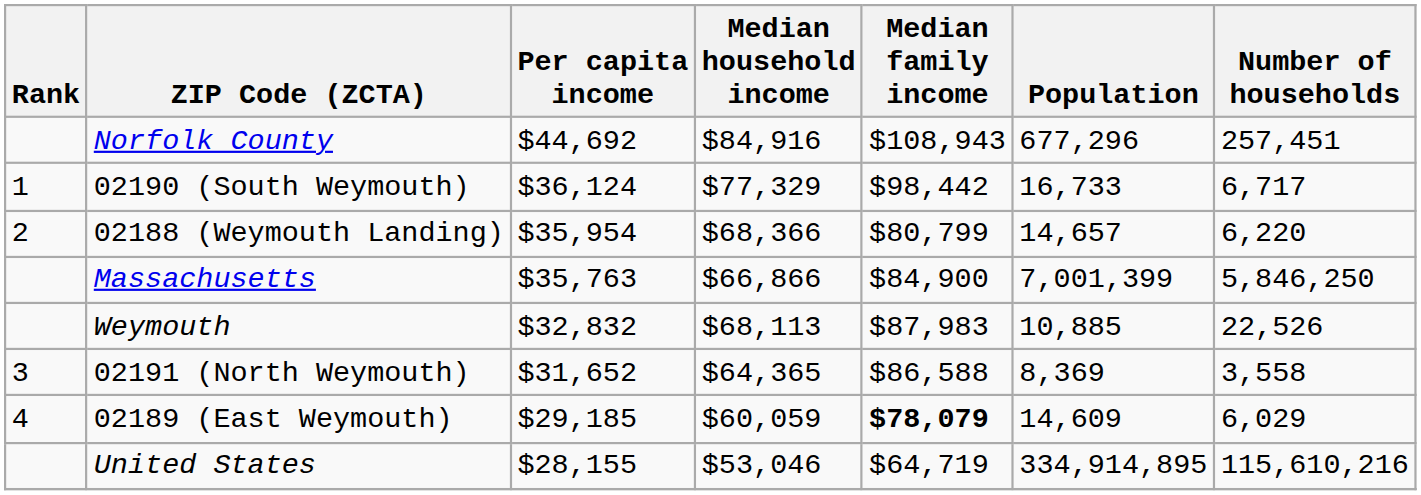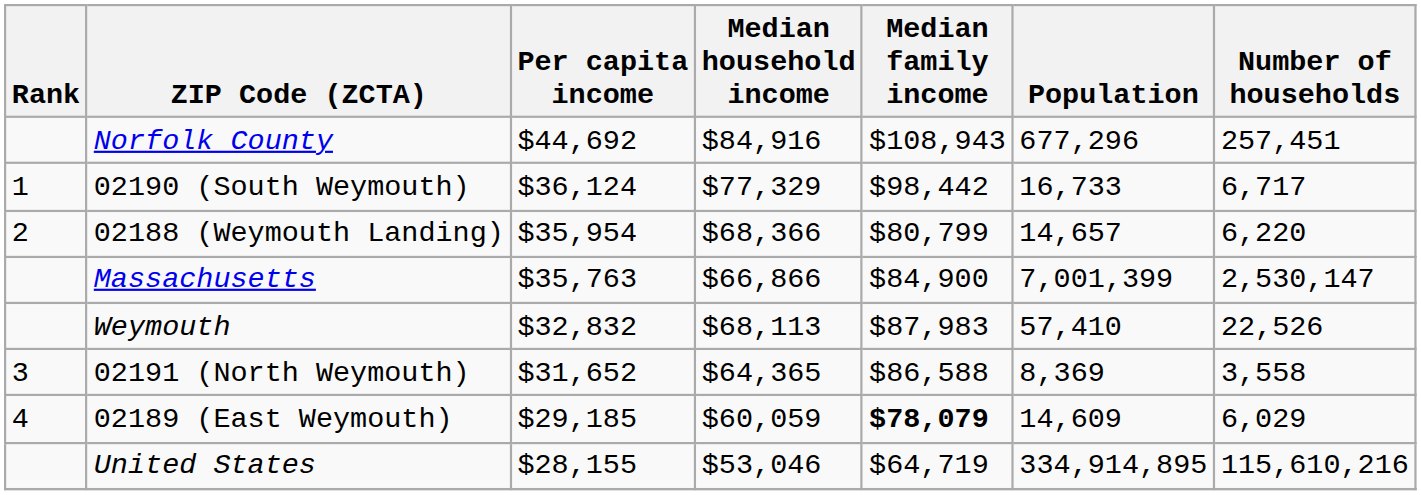(1298, 280) 5,846,250 -> (1298, 280) 2,530,147
(1071, 326) 10,885 -> (1071, 326) 57,410
